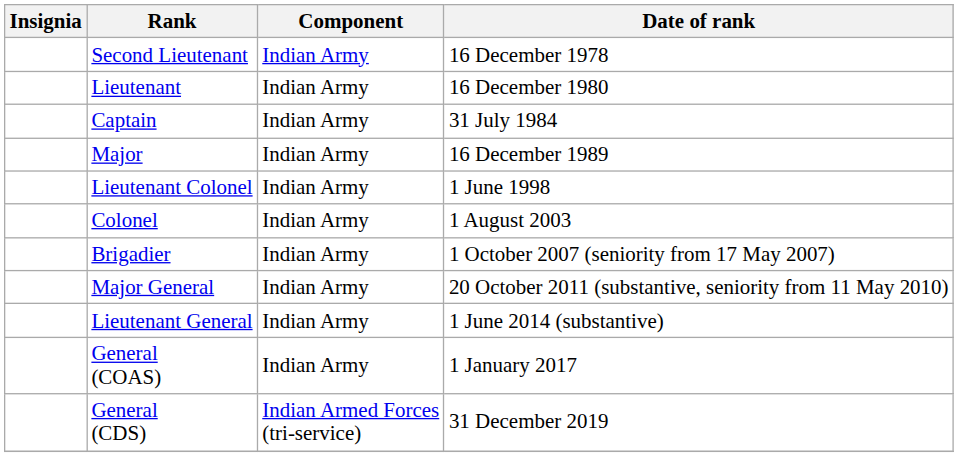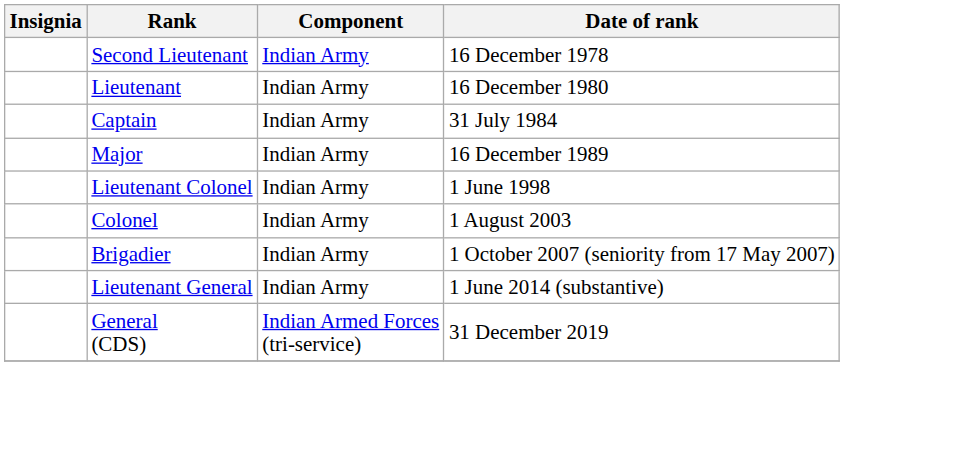- row: (153, 287)
- row: (126, 365)
